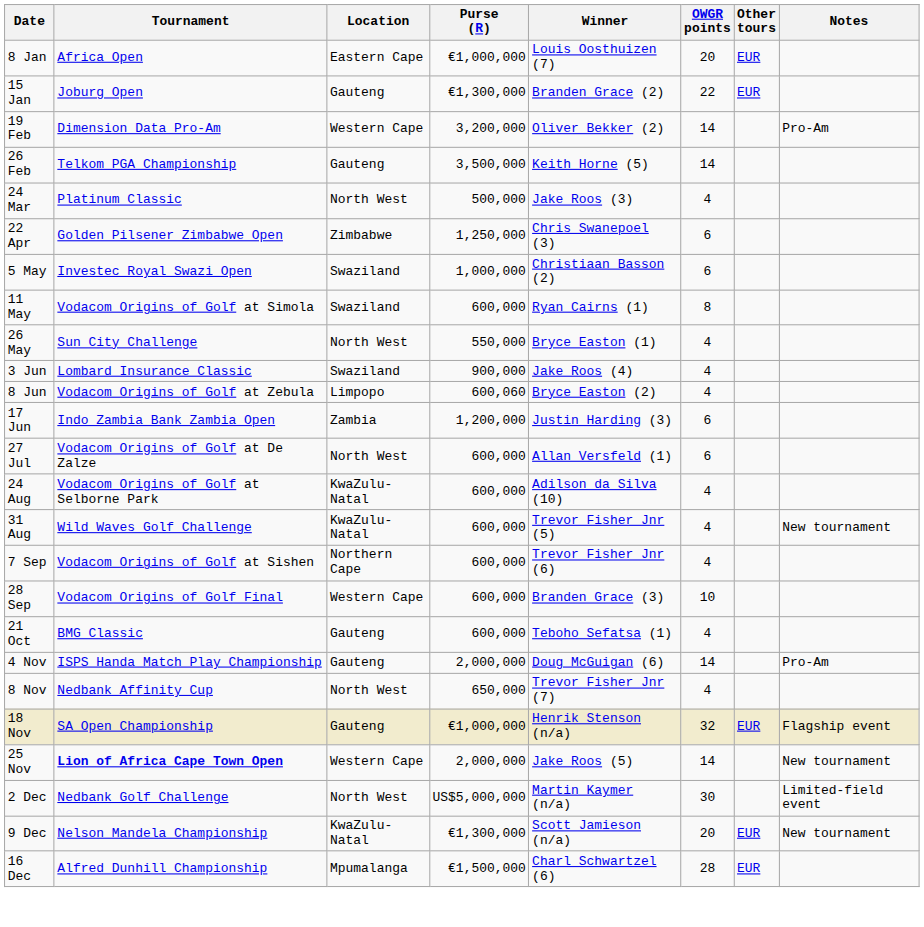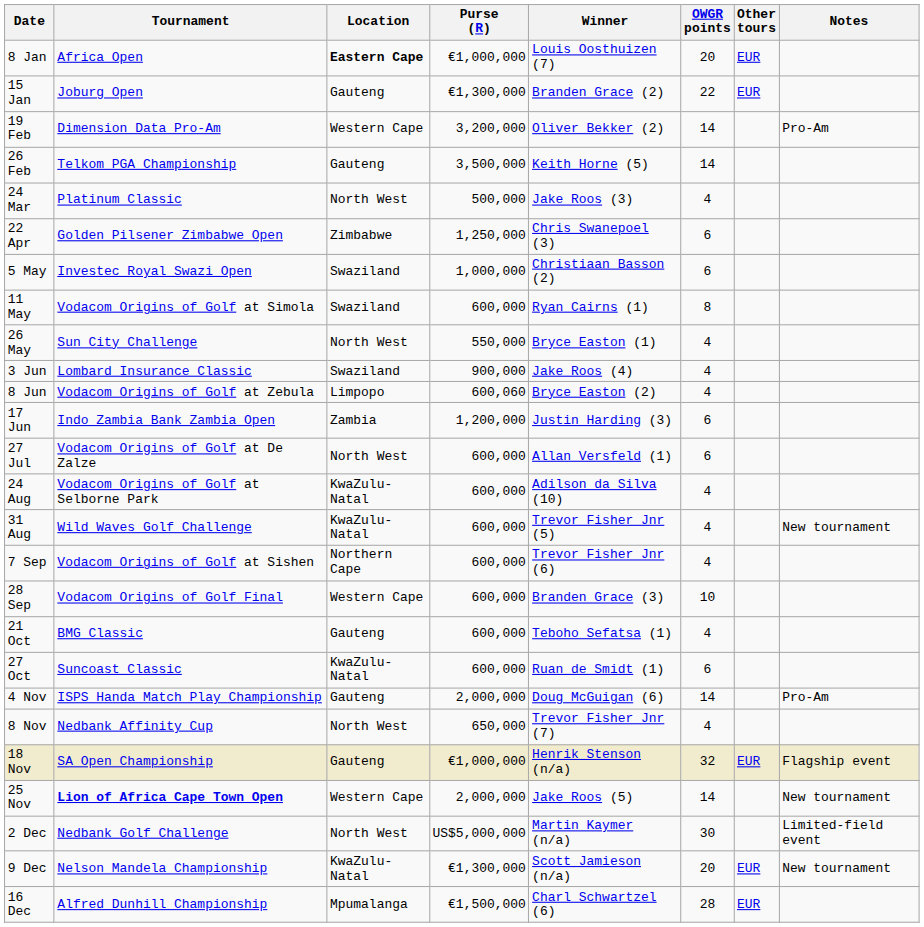(377, 58) normal -> (377, 58) bold
+ row: (19, 670)
